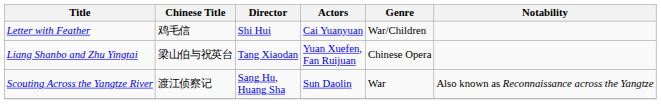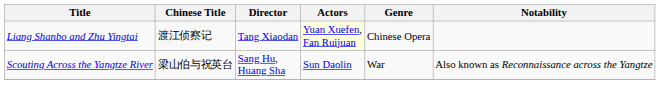- row: (48, 31)
(195, 54) 梁山伯与祝英台 -> (185, 35) 渡江侦察记
(333, 55) no background -> (333, 36) lightyellow background
(185, 83) 渡江侦察记 -> (195, 64) 梁山伯与祝英台
